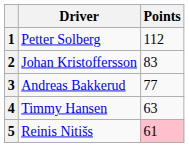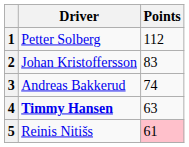(150, 85) 77 -> (150, 85) 74
(64, 108) normal -> (67, 108) bold
